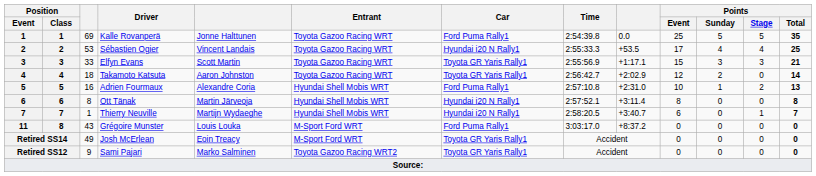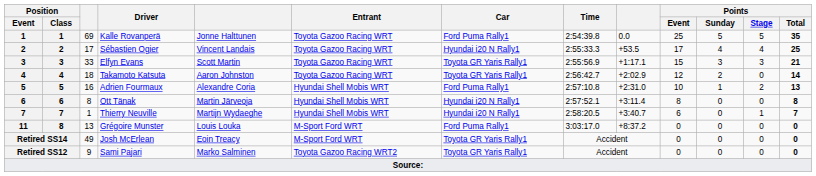(89, 49) 53 -> (89, 49) 17
(89, 126) 43 -> (89, 126) 13
